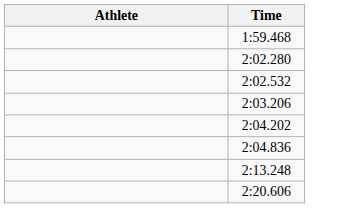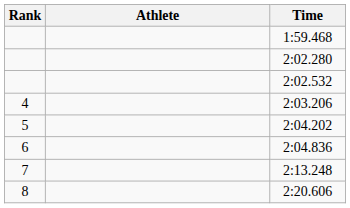+ column: (25, 15)
